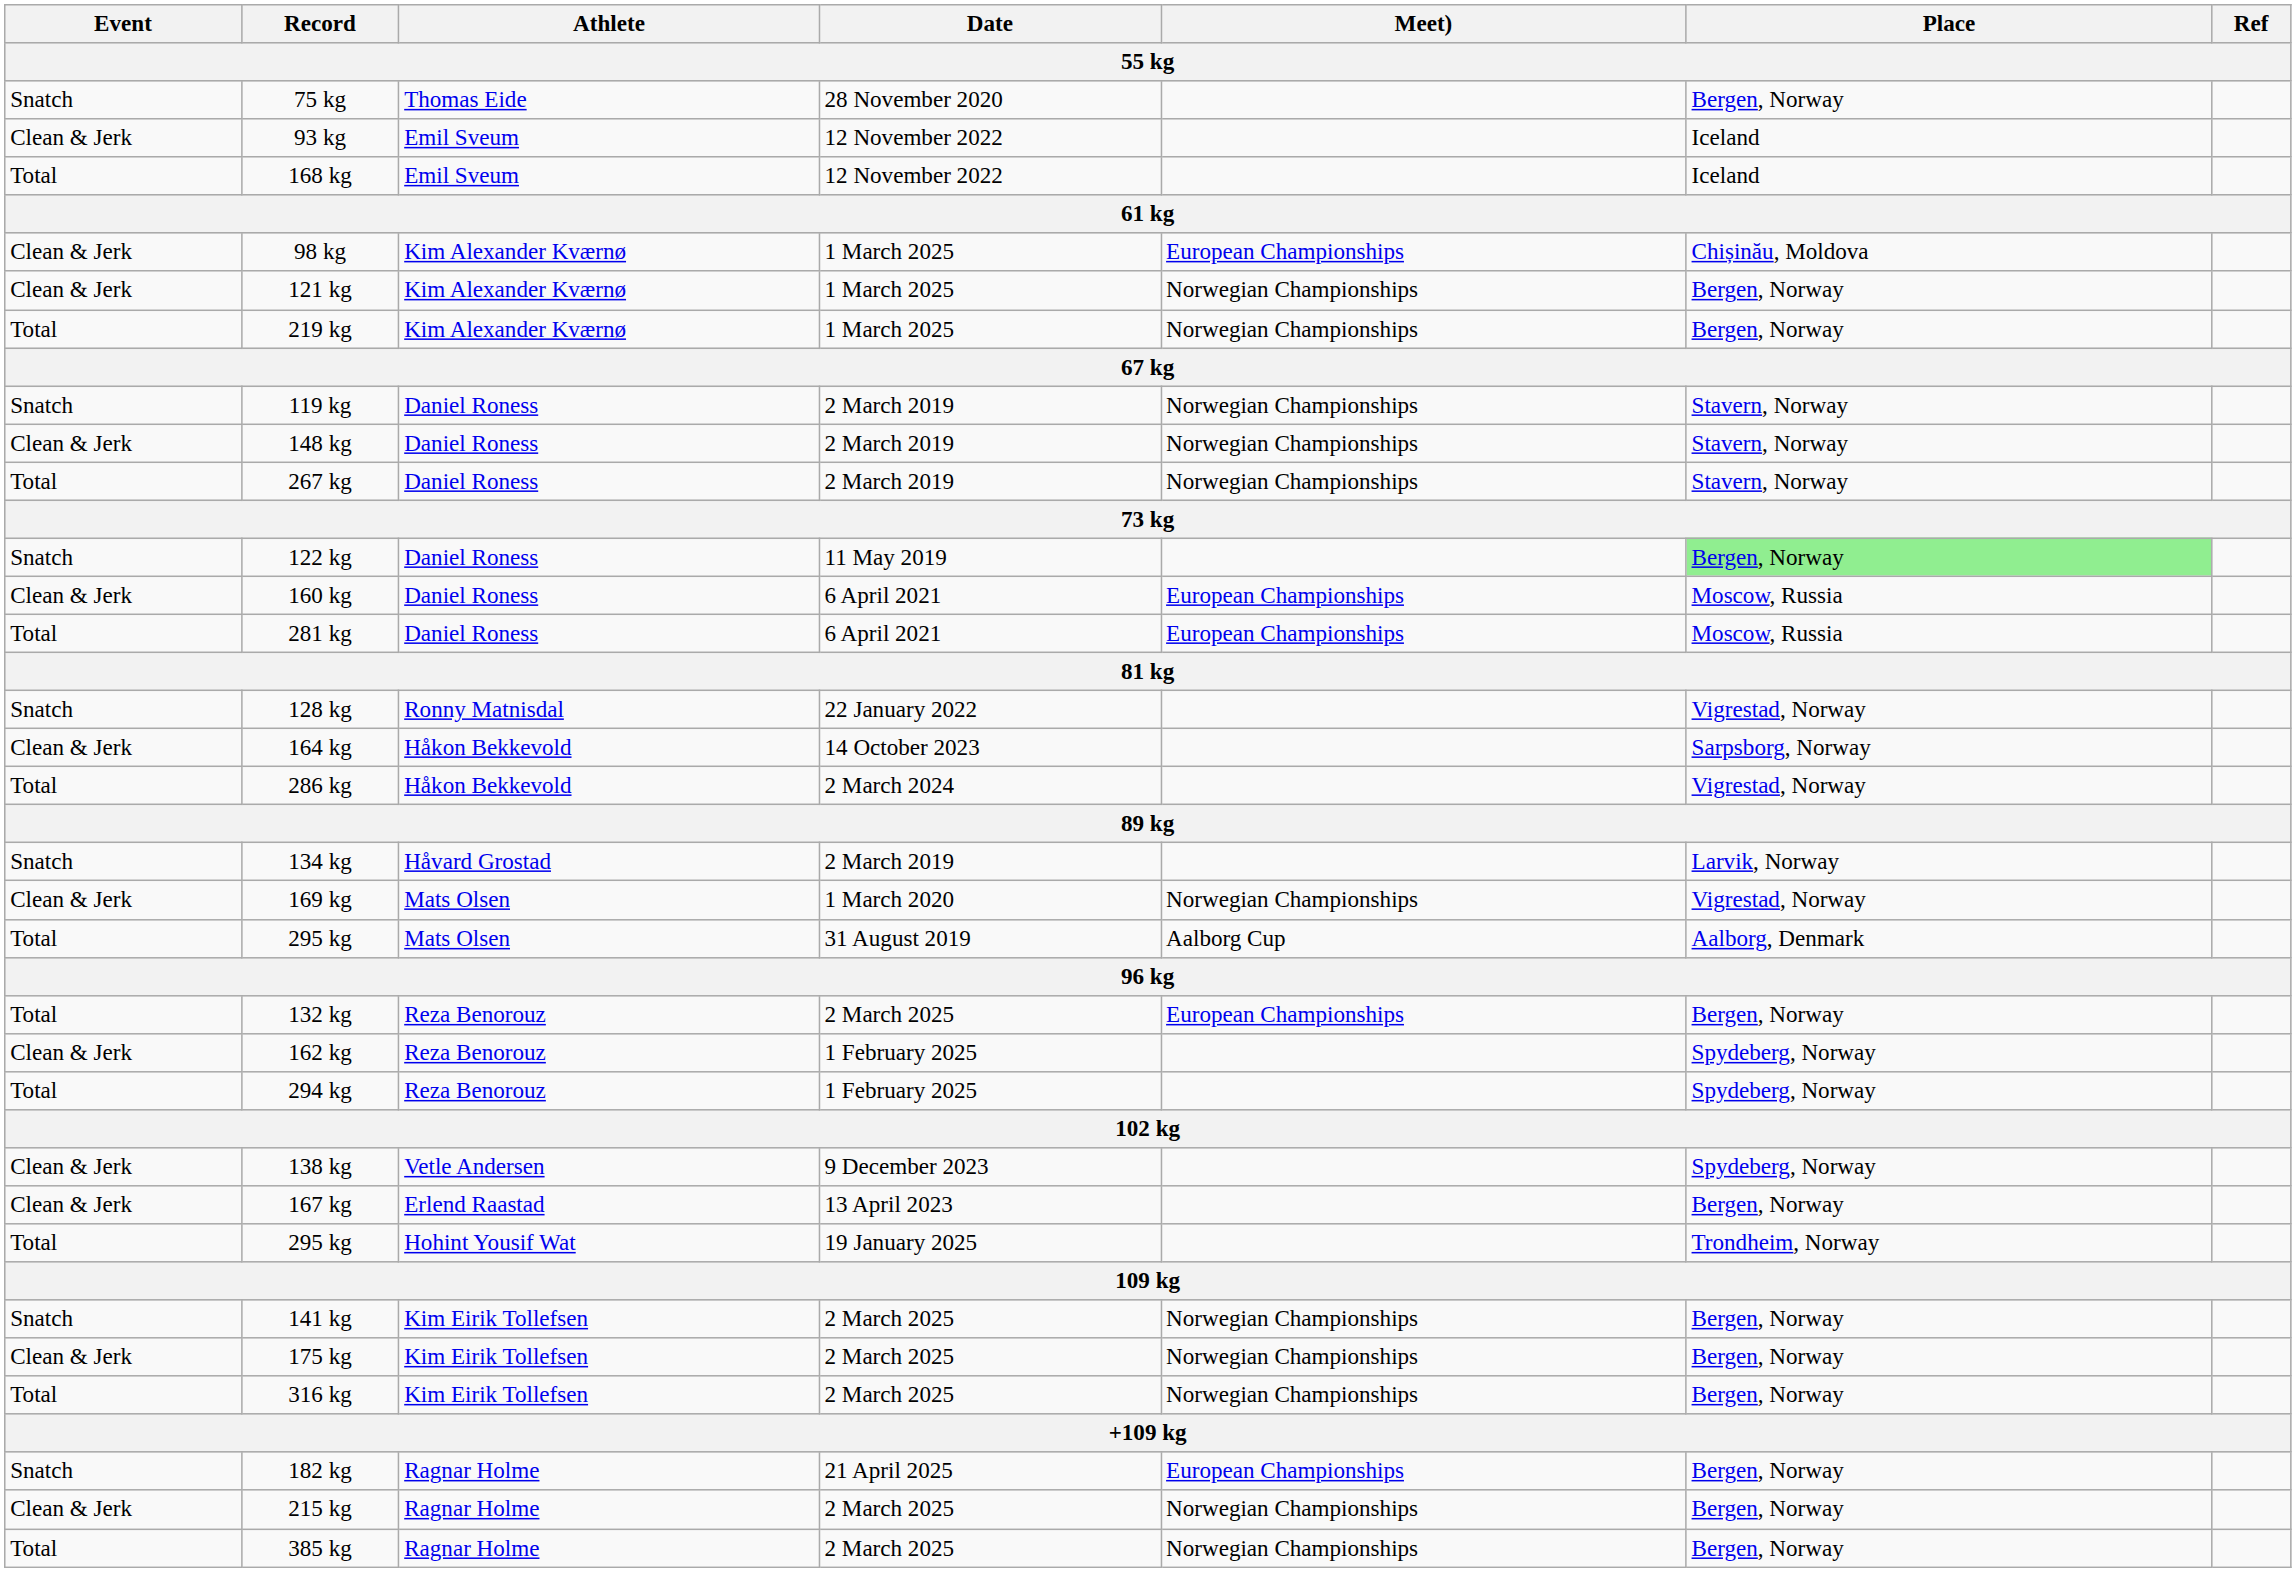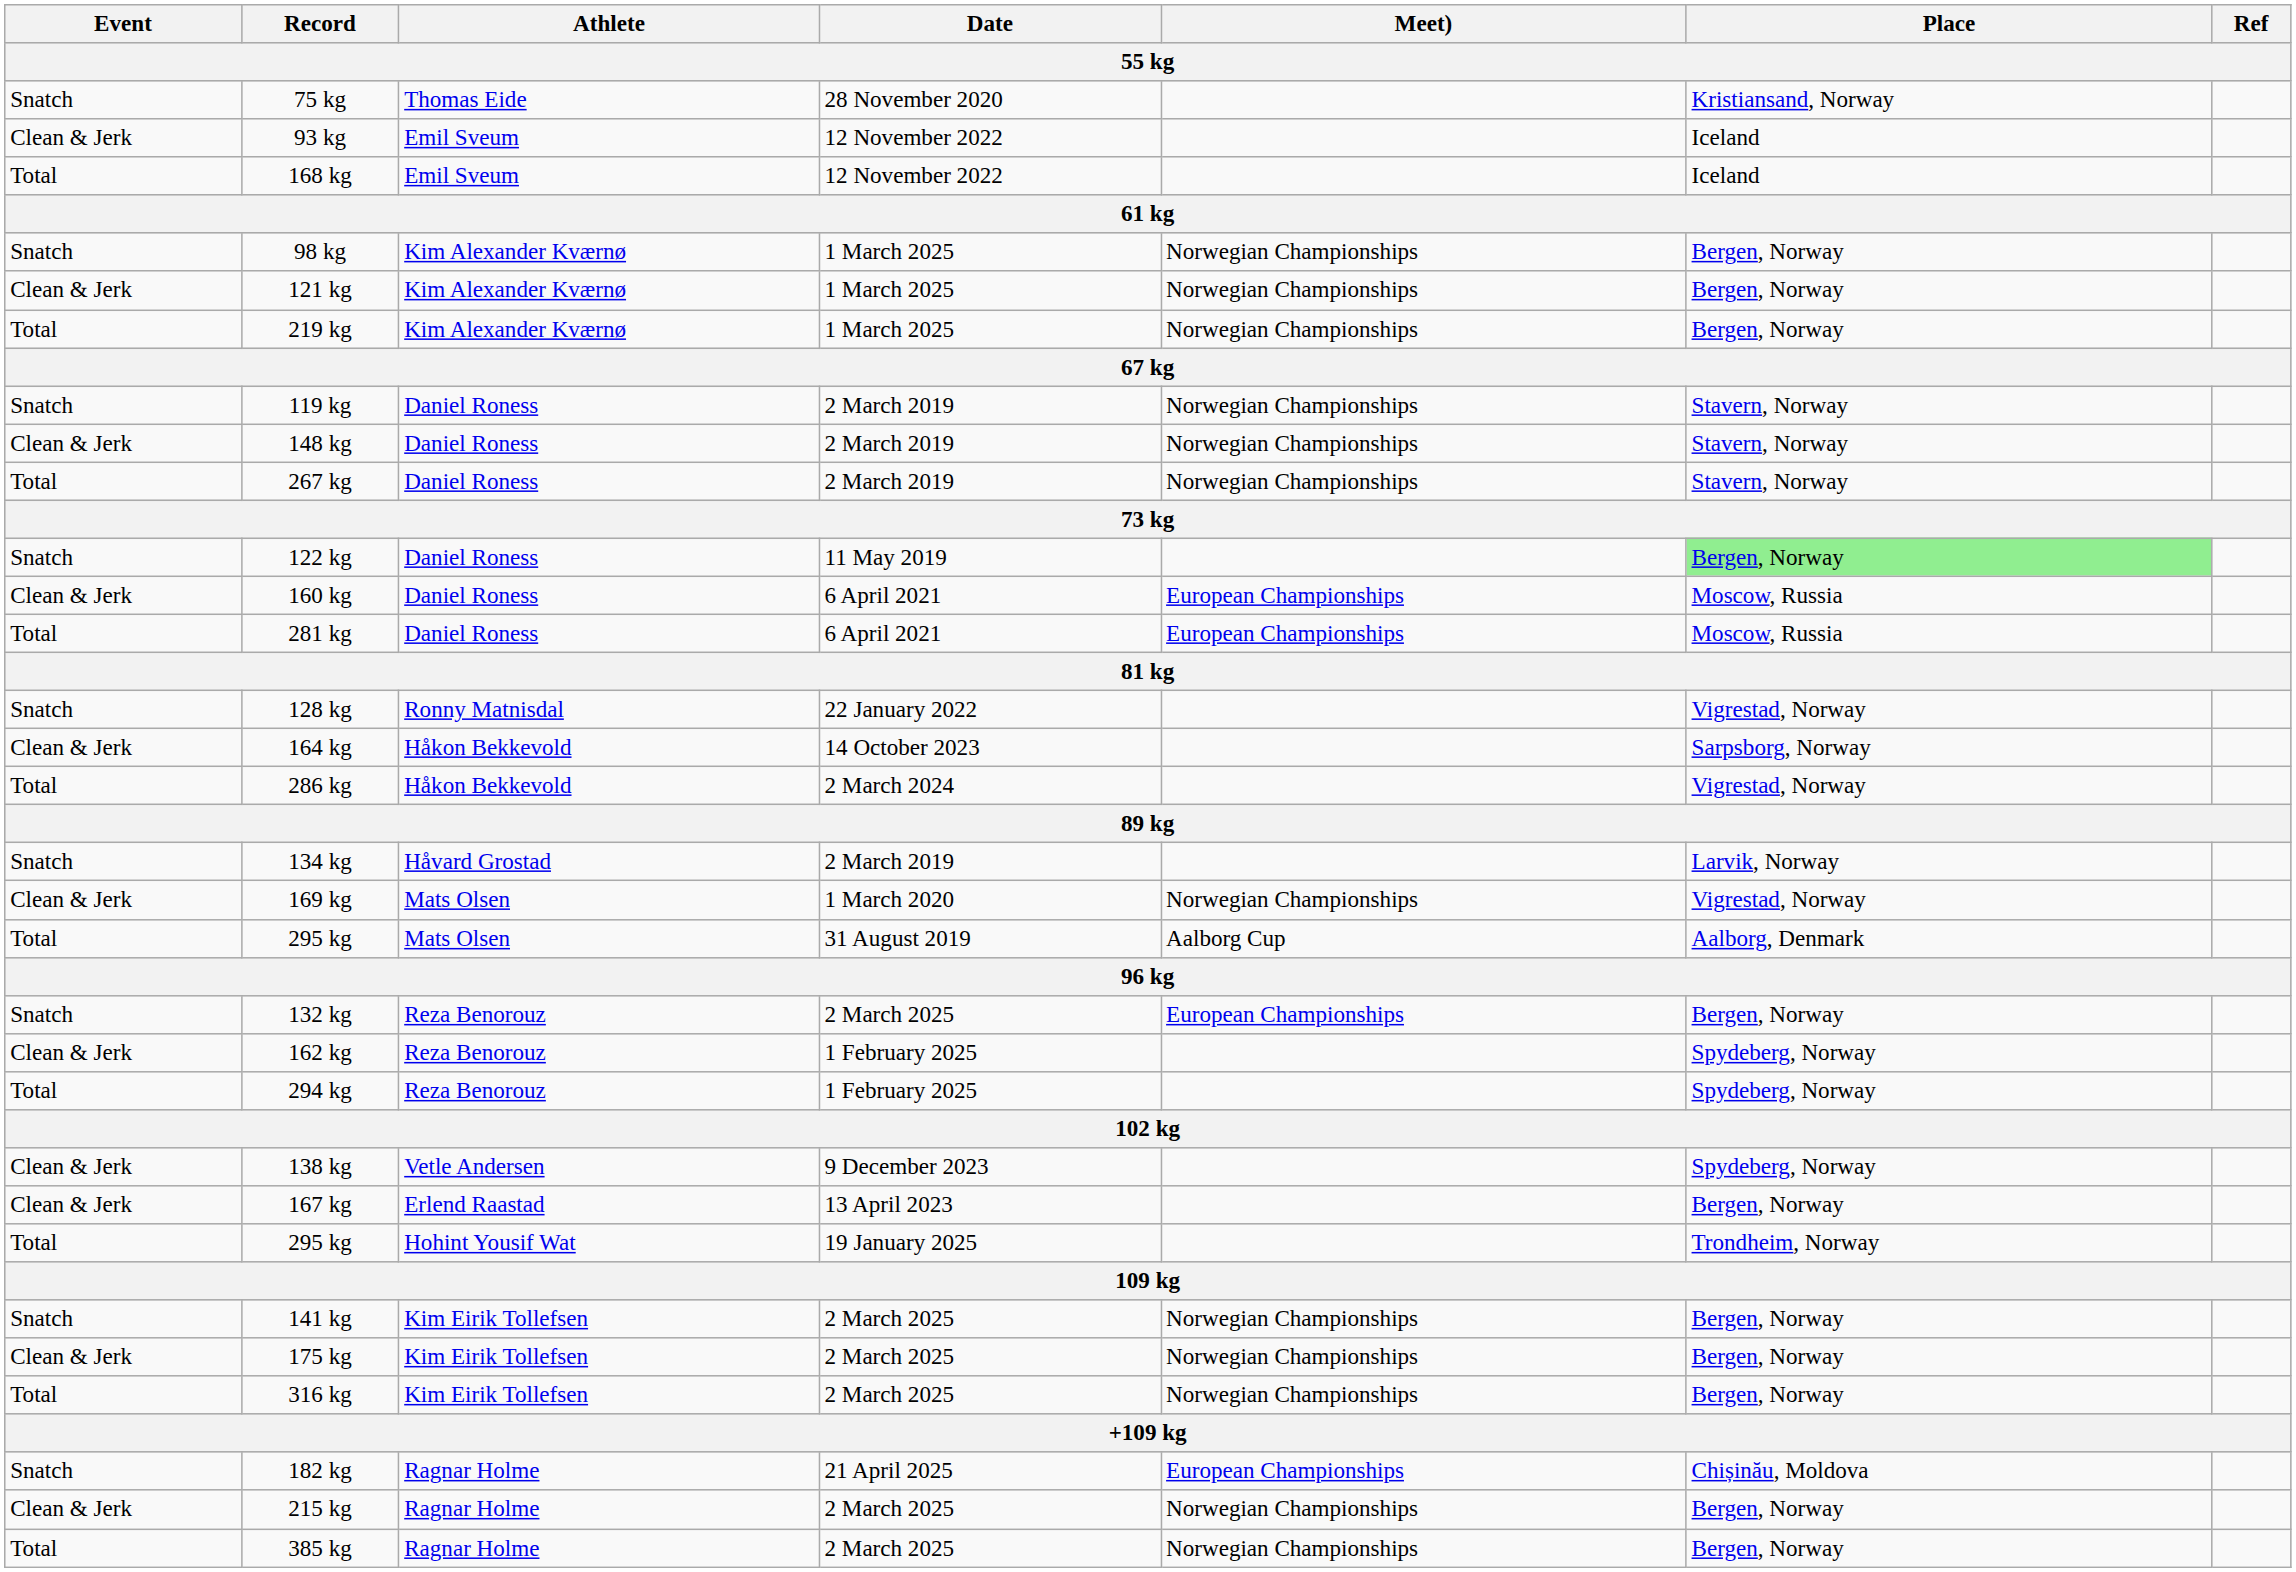(1768, 99) Bergen, Norway -> (1793, 99) Kristiansand, Norway
(71, 252) Clean & Jerk -> (42, 252) Snatch
(1285, 252) European Championships -> (1292, 252) Norwegian Championships
(1780, 252) Chișinău, Moldova -> (1768, 252) Bergen, Norway
(34, 1014) Total -> (42, 1014) Snatch
(1768, 1471) Bergen, Norway -> (1780, 1471) Chișinău, Moldova
